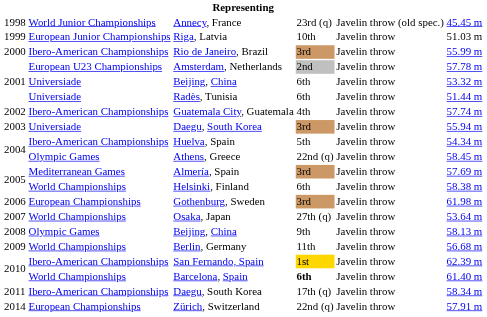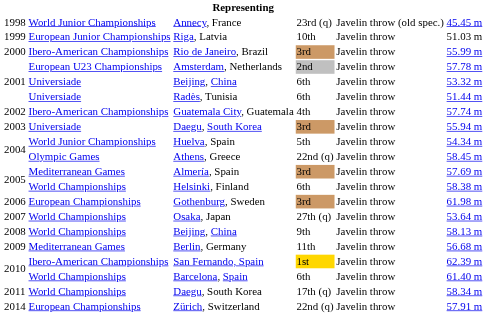(98, 141) Ibero-American Championships -> (92, 141) World Junior Championships
(64, 231) Olympic Games -> (77, 231) World Championships
(77, 246) World Championships -> (77, 246) Mediterranean Games
(304, 276) bold -> (303, 276) normal
(98, 291) Ibero-American Championships -> (77, 291) World Championships
